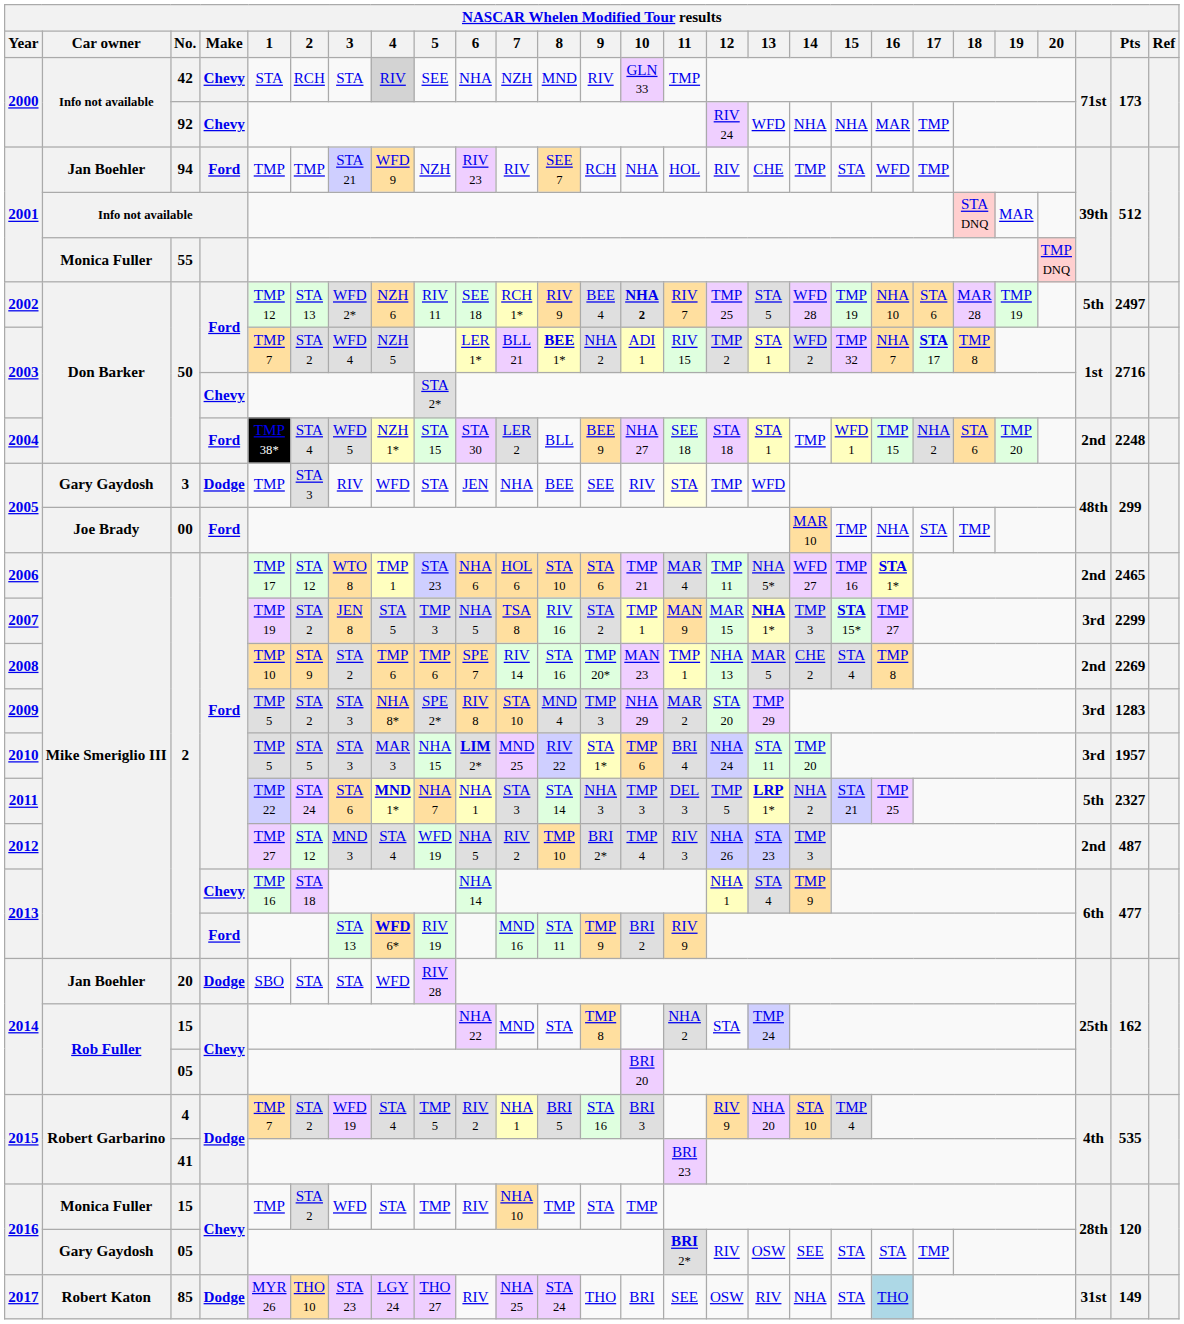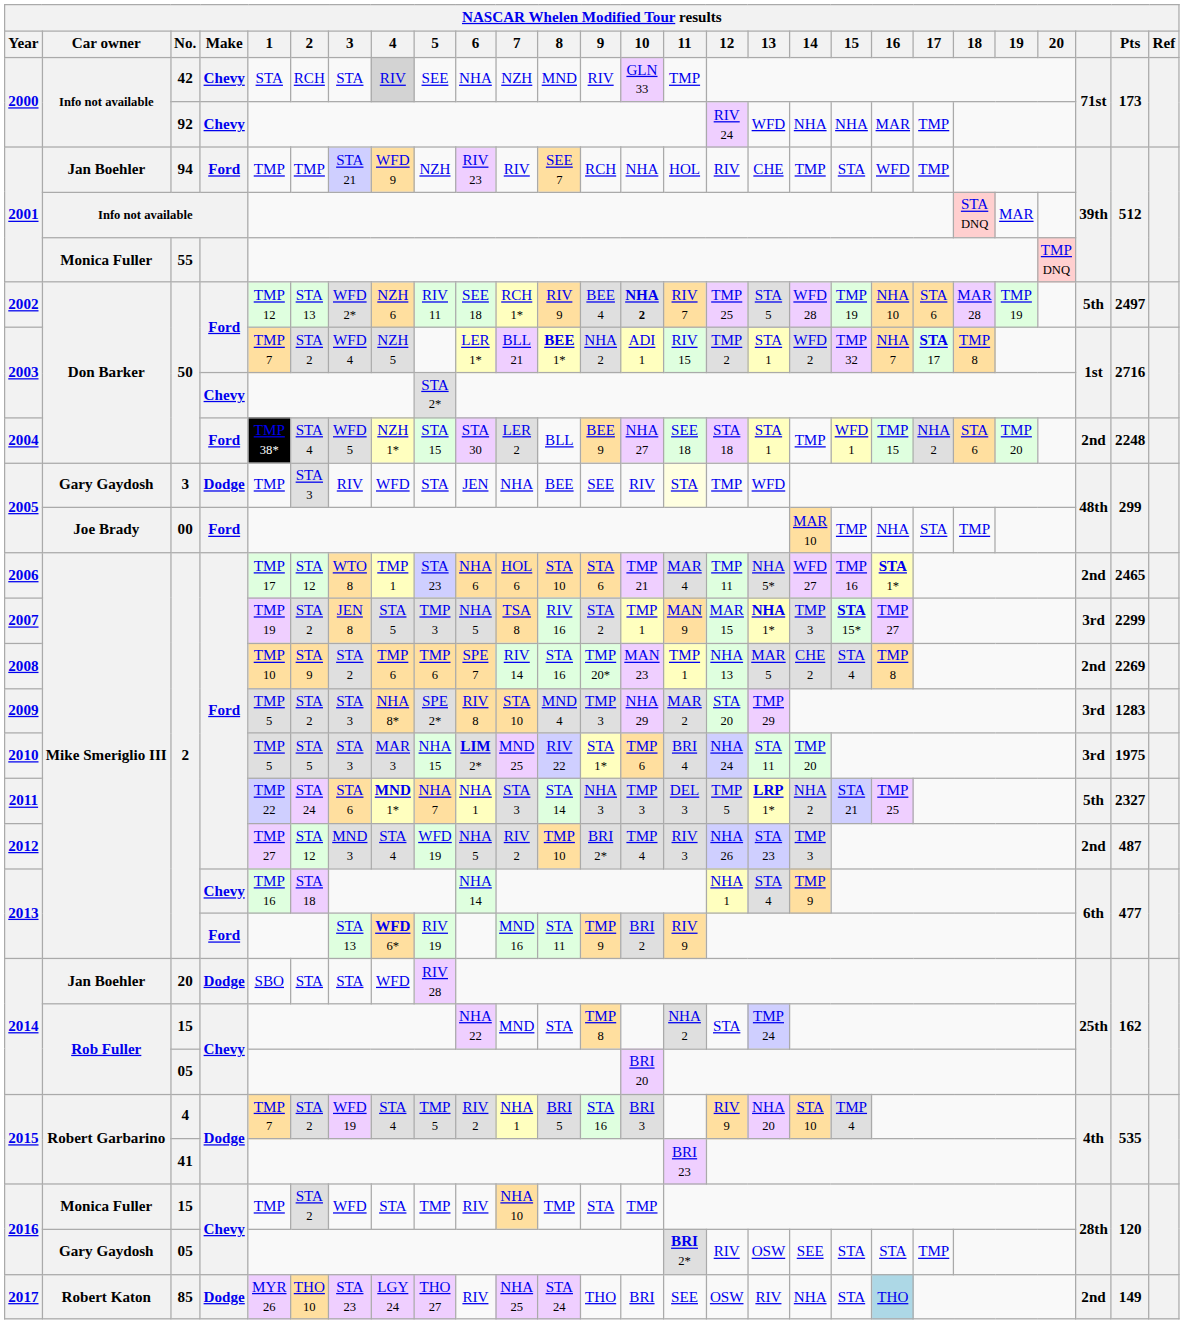(1130, 755) 1957 -> (1130, 755) 1975
(1094, 1296) 31st -> (1094, 1296) 2nd
